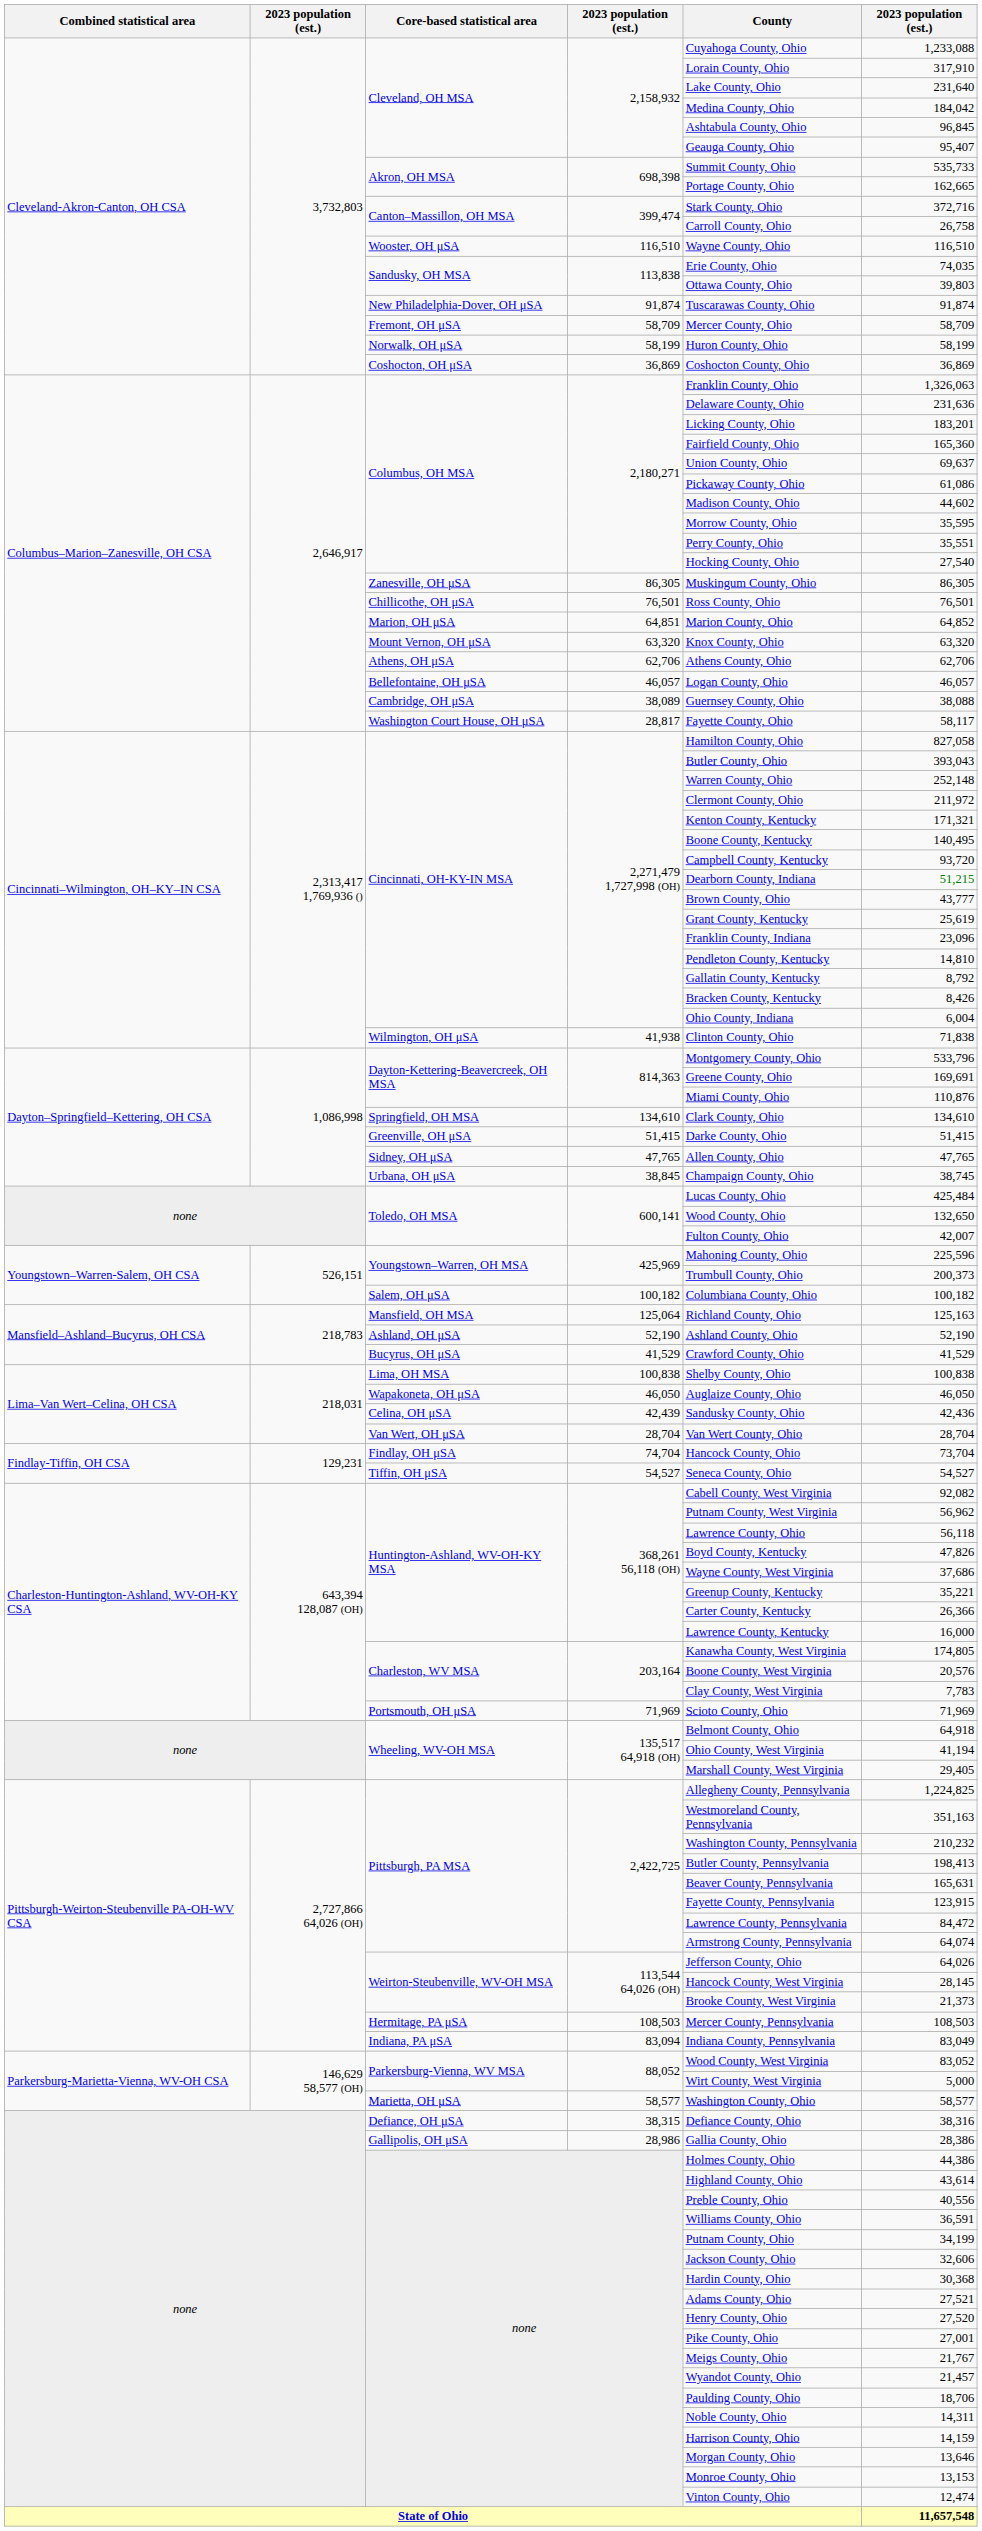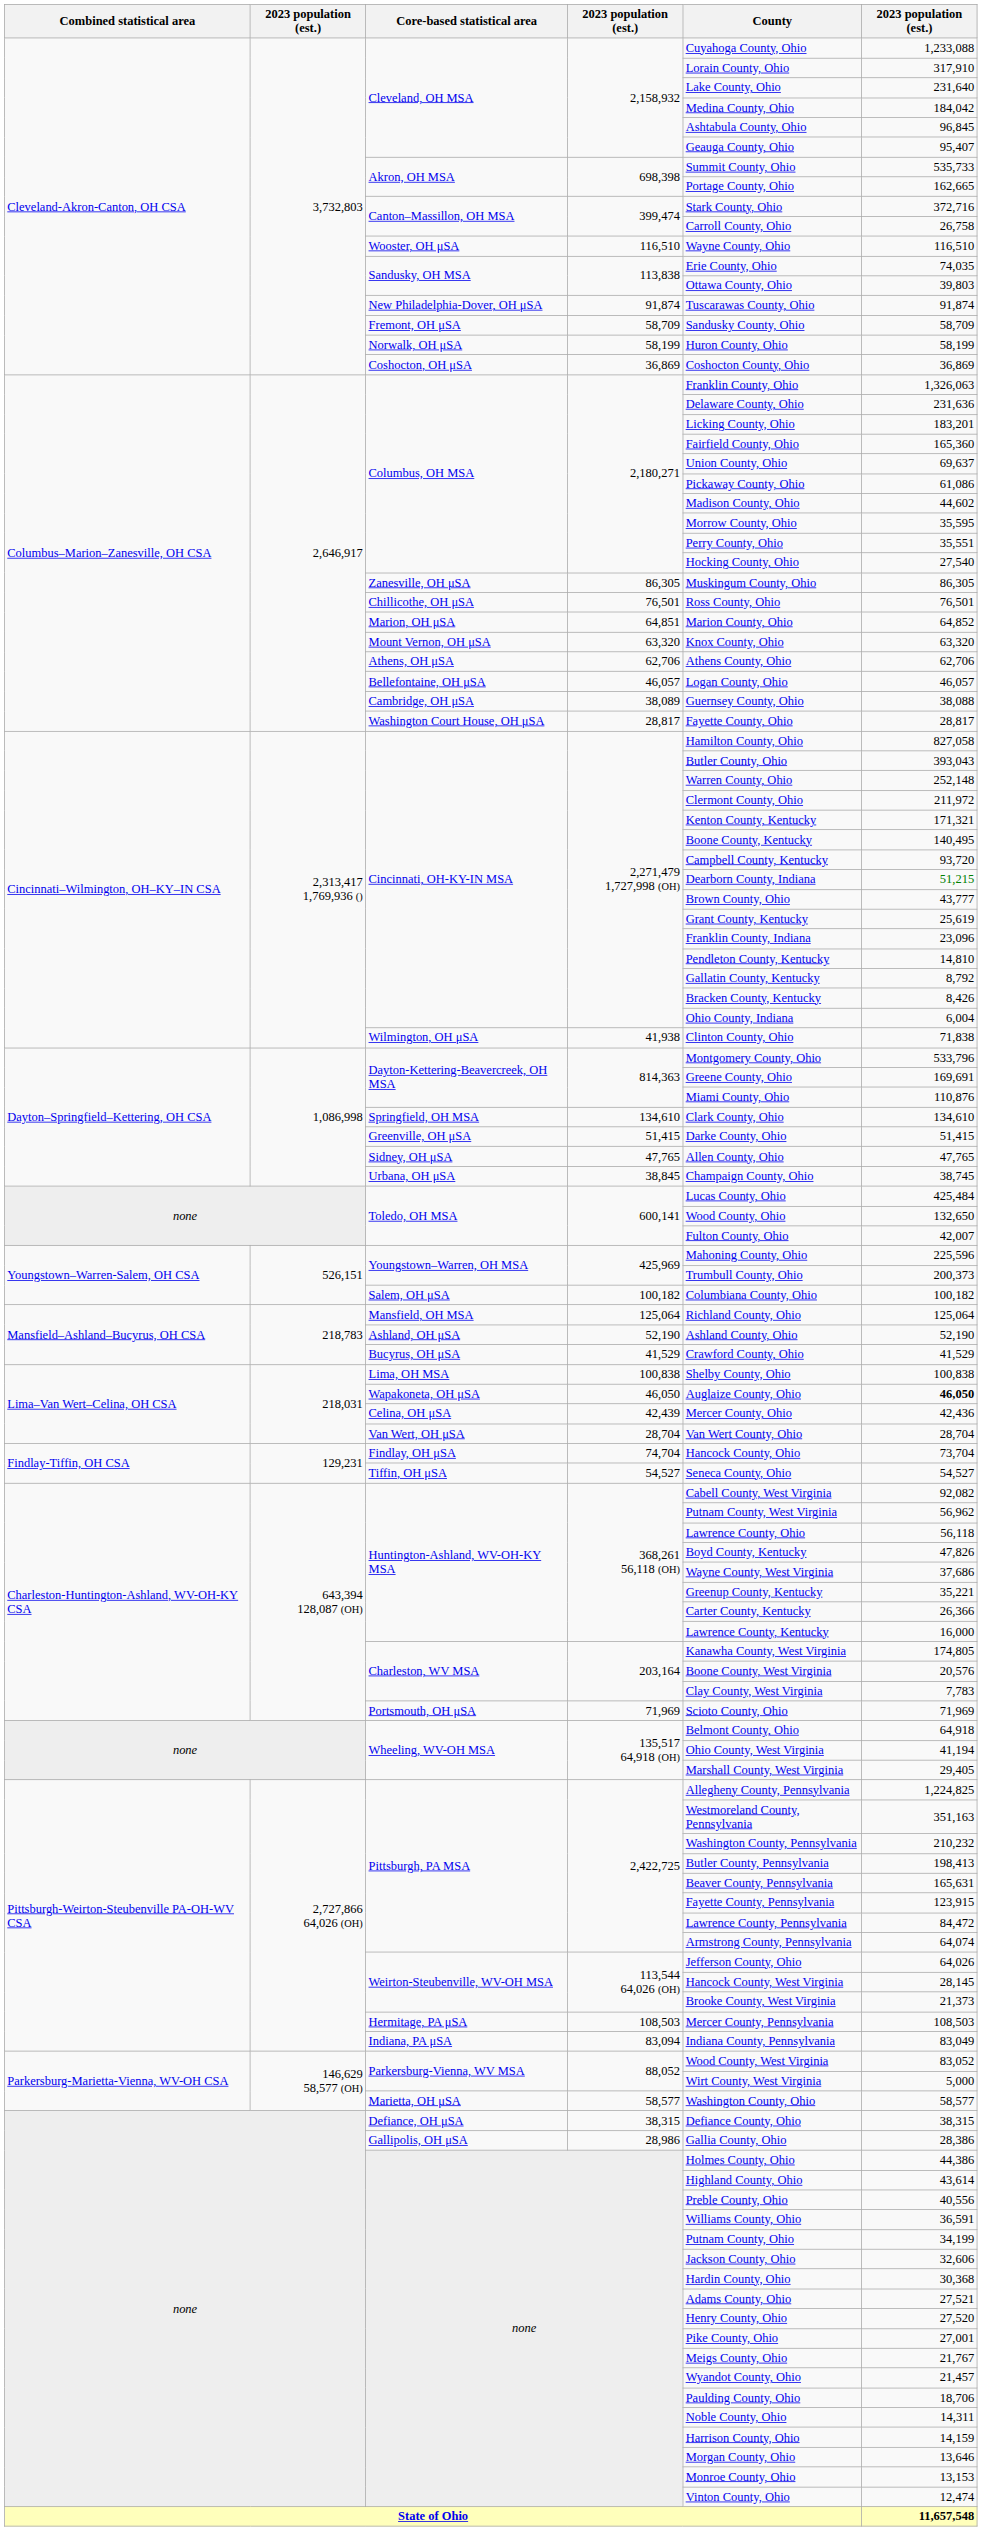(739, 325) Mercer County, Ohio -> (745, 325) Sandusky County, Ohio
(957, 721) 58,117 -> (957, 721) 28,817
(954, 1314) 125,163 -> (954, 1314) 125,064
(957, 1394) normal -> (957, 1394) bold
(745, 1413) Sandusky County, Ohio -> (739, 1413) Mercer County, Ohio
(957, 2120) 38,316 -> (957, 2120) 38,315
